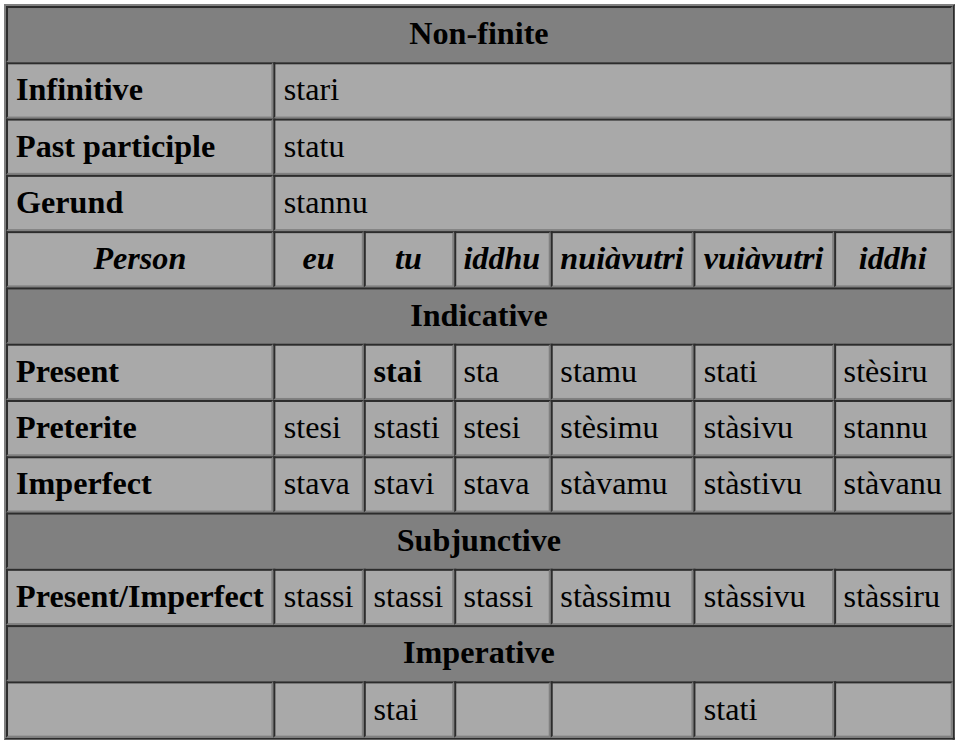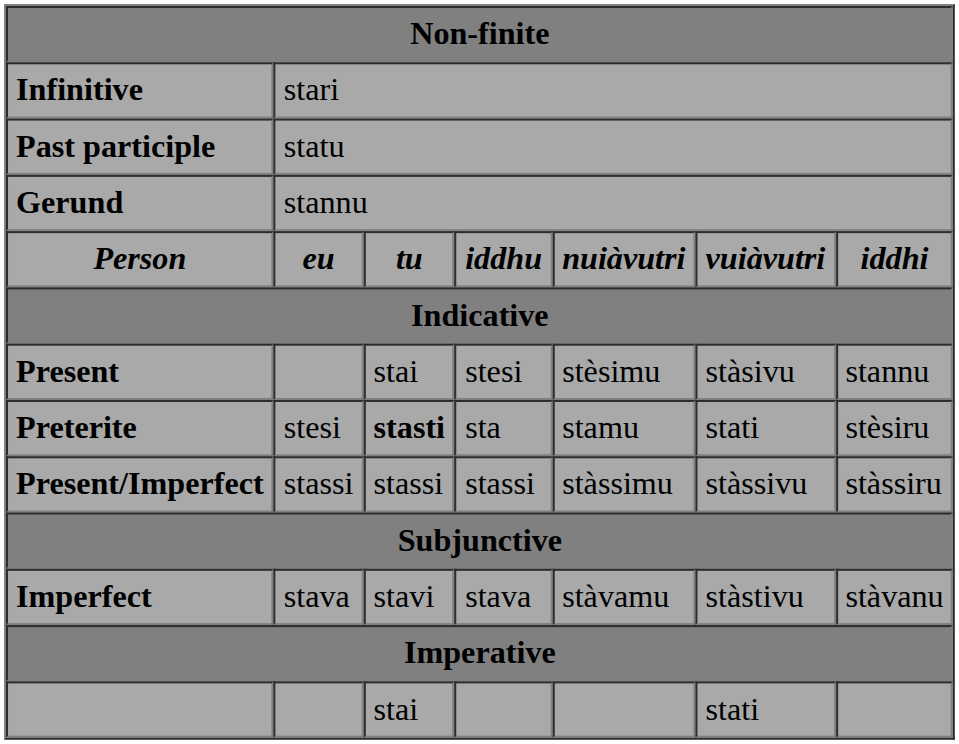(398, 371) bold -> (396, 371) normal
(481, 371) sta -> (494, 371) stesi
(599, 371) stamu -> (611, 371) stèsimu
(731, 371) stati -> (750, 371) stàsivu
(886, 371) stèsiru -> (887, 371) stannu
(407, 427) normal -> (409, 427) bold
(492, 427) stesi -> (483, 427) sta
(609, 427) stèsimu -> (601, 427) stamu
(748, 427) stàsivu -> (732, 427) stati
(886, 427) stannu -> (887, 427) stèsiru
rows swapped: (84, 483) <-> (140, 596)
